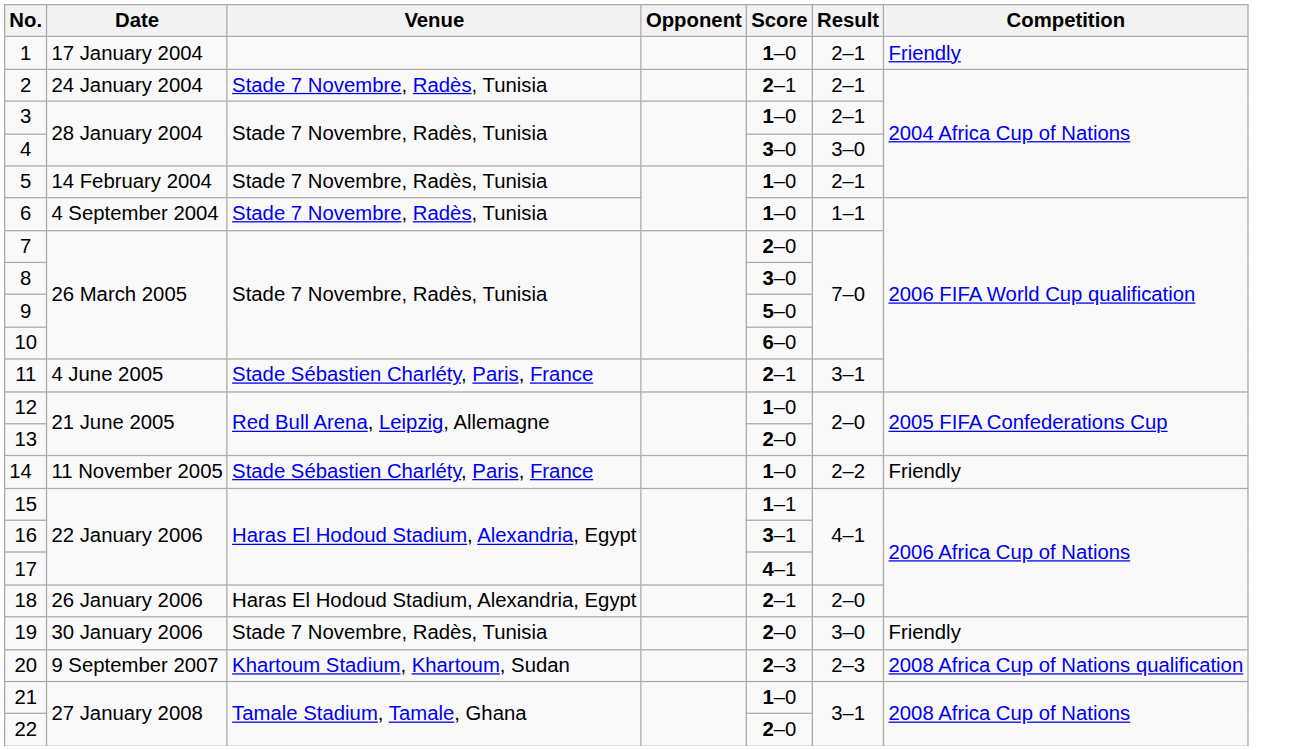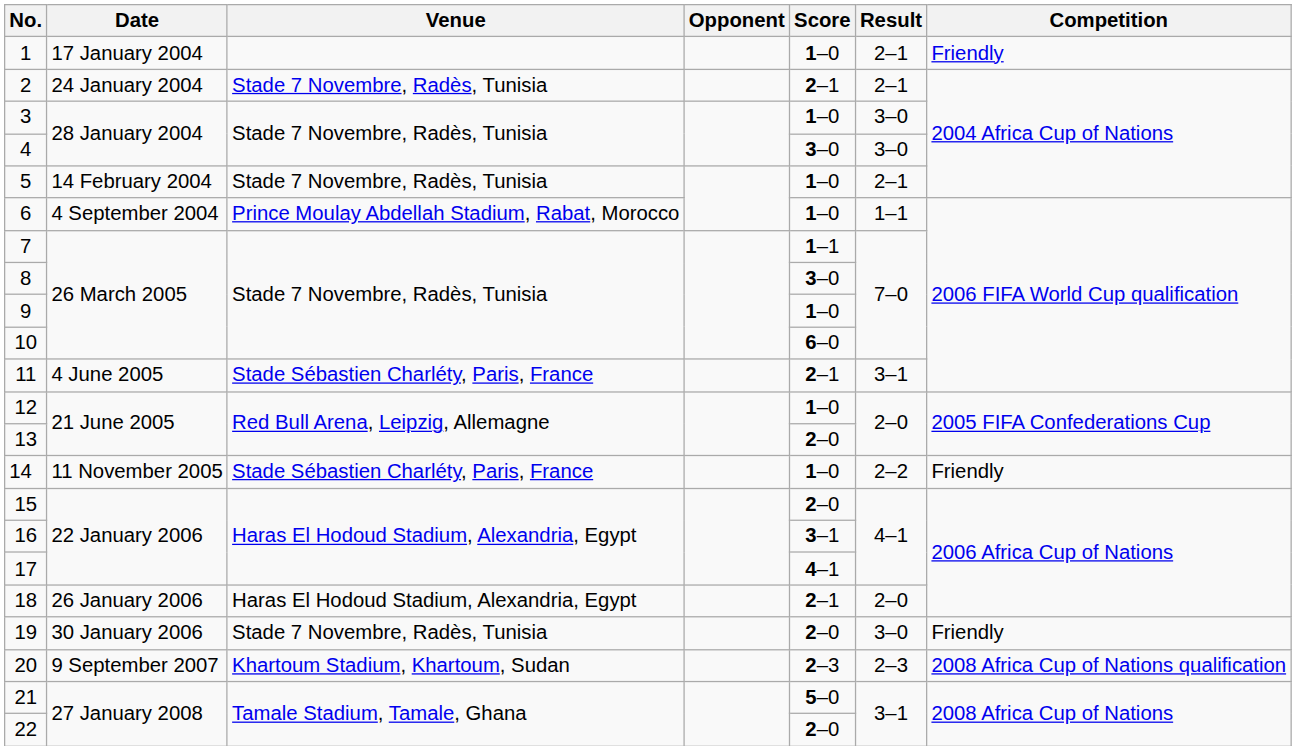(848, 117) 2–1 -> (891, 117) 3–0
(390, 213) Stade 7 Novembre, Radès, Tunisia -> (456, 213) Prince Moulay Abdellah Stadium, Rabat, Morocco
(779, 246) 2–0 -> (822, 246) 1–1
(779, 310) 5–0 -> (822, 310) 1–0
(779, 504) 1–1 -> (822, 504) 2–0
(779, 697) 1–0 -> (822, 697) 5–0
